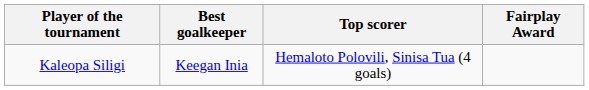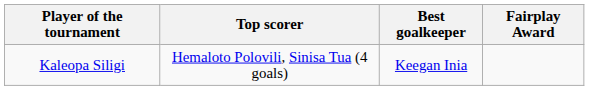columns swapped: (212, 24) <-> (373, 24)
